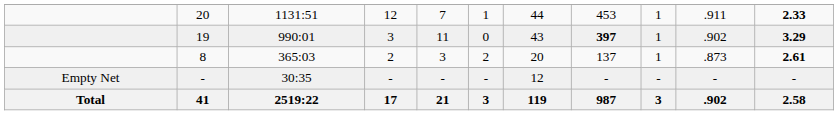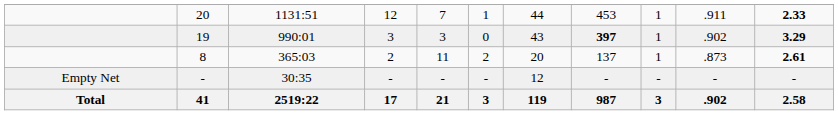(443, 36) 11 -> (443, 36) 3
(443, 57) 3 -> (443, 57) 11
